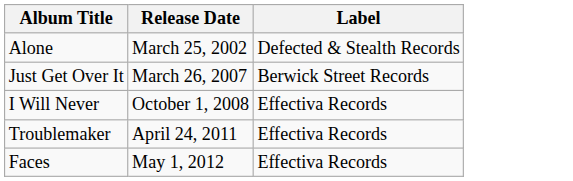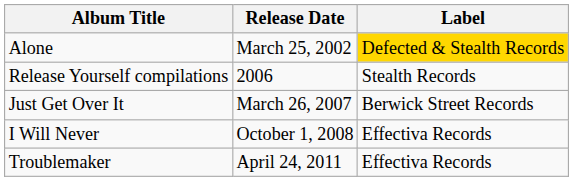(359, 47) no background -> (463, 47) gold background
+ row: (118, 76)
- row: (29, 162)
